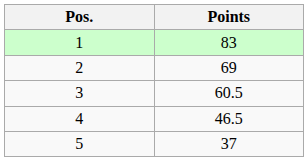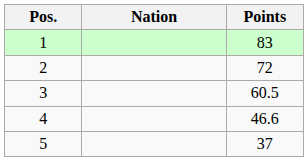+ column: (154, 17)
(229, 67) 69 -> (265, 67) 72
(229, 118) 46.5 -> (265, 118) 46.6
